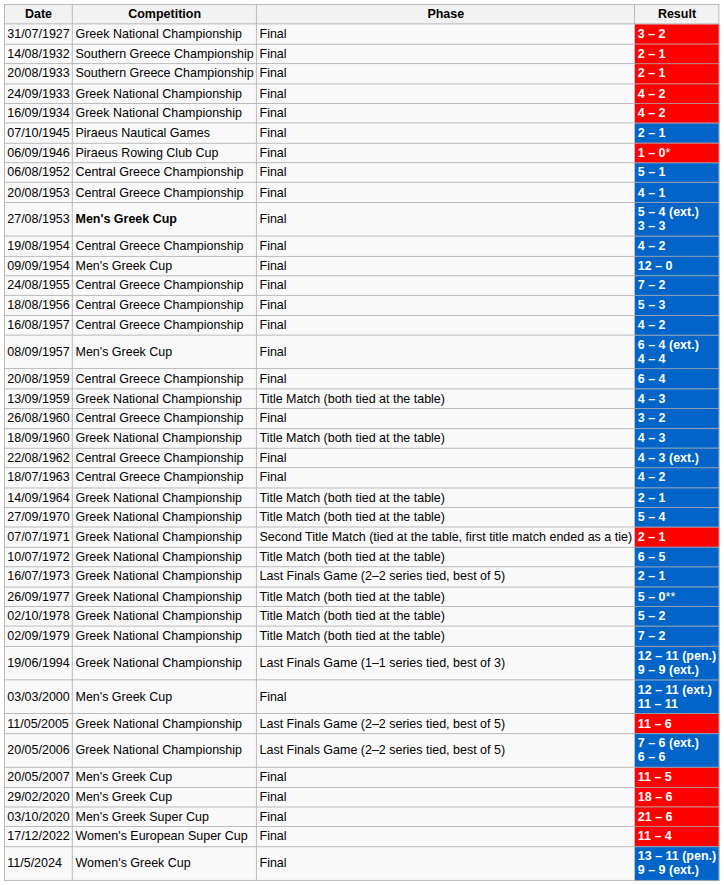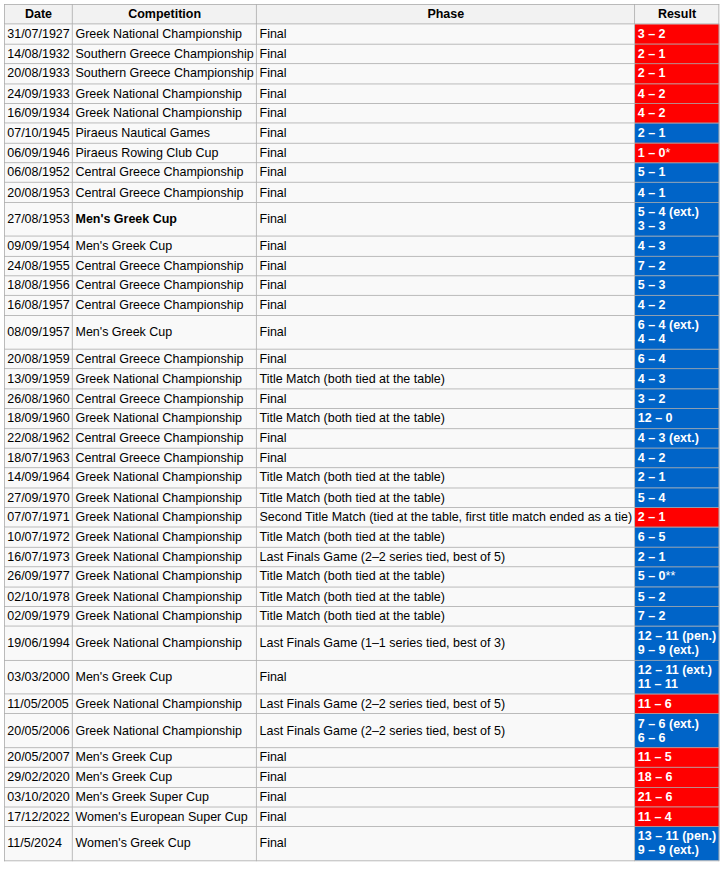- row: (38, 246)
(655, 265) 12 – 0 -> (652, 246) 4 – 3
(652, 438) 4 – 3 -> (655, 418) 12 – 0
